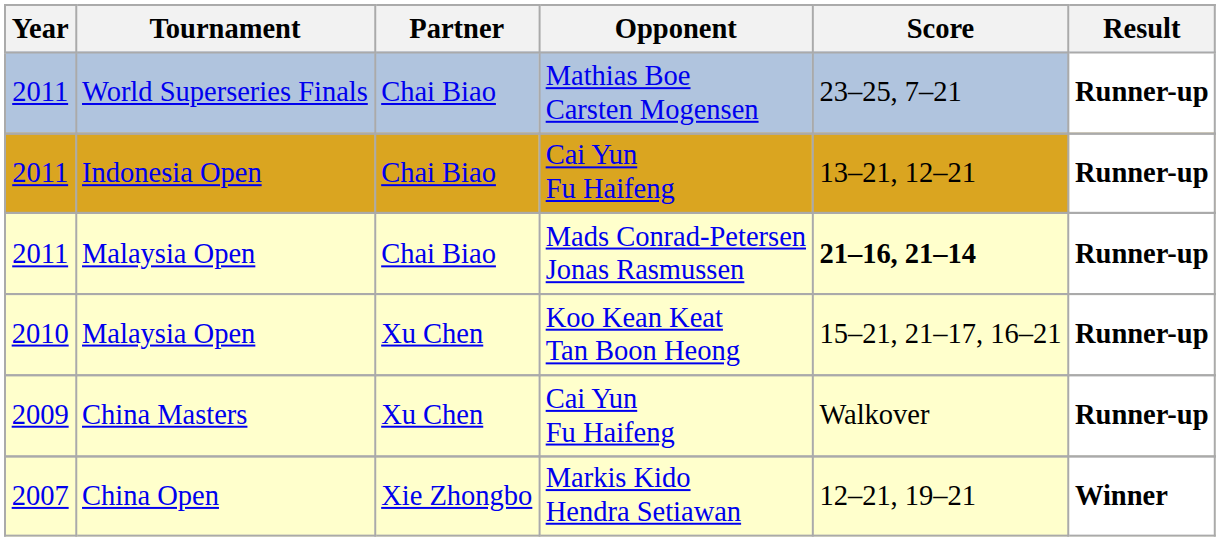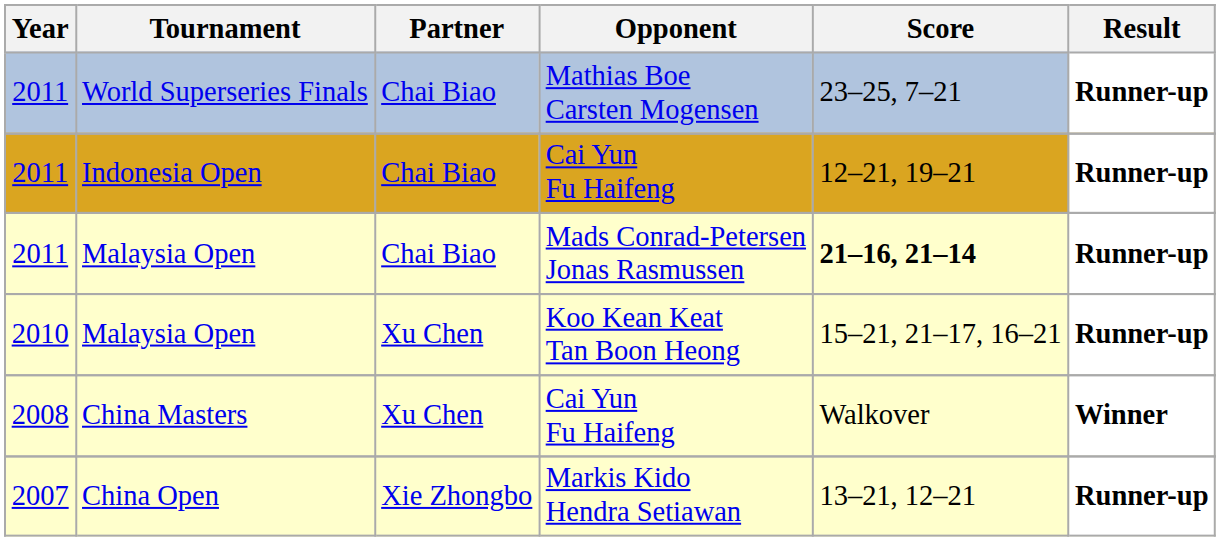(898, 172) 13–21, 12–21 -> (898, 172) 12–21, 19–21
(40, 414) 2009 -> (40, 414) 2008
(1142, 414) Runner-up -> (1121, 414) Winner
(898, 495) 12–21, 19–21 -> (898, 495) 13–21, 12–21
(1121, 495) Winner -> (1142, 495) Runner-up
